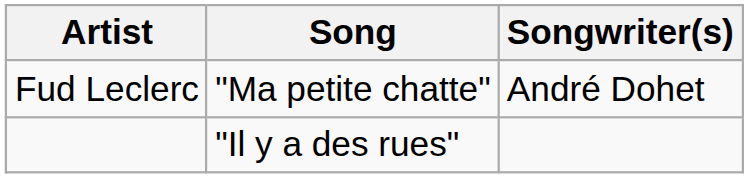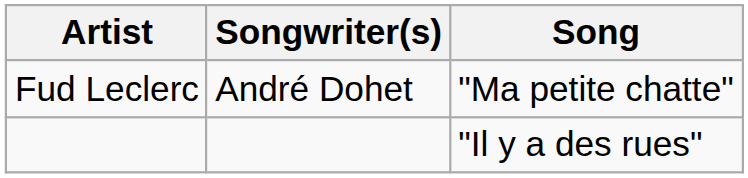columns swapped: (353, 32) <-> (620, 32)
